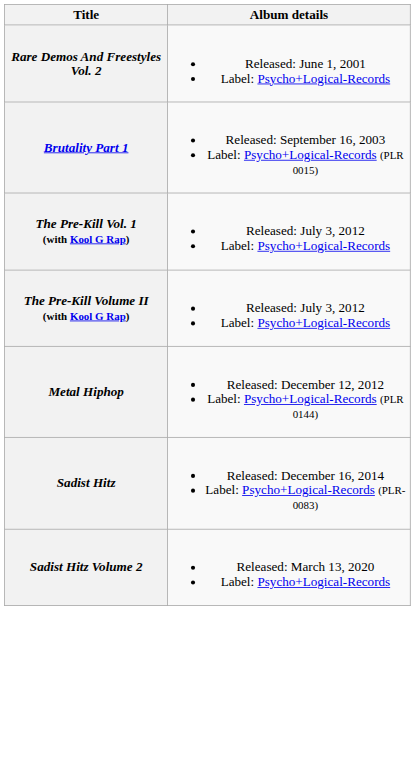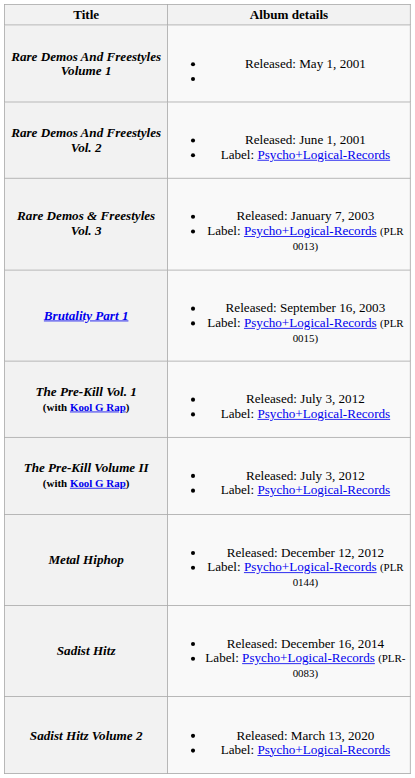+ row: (86, 63)
+ row: (86, 224)
